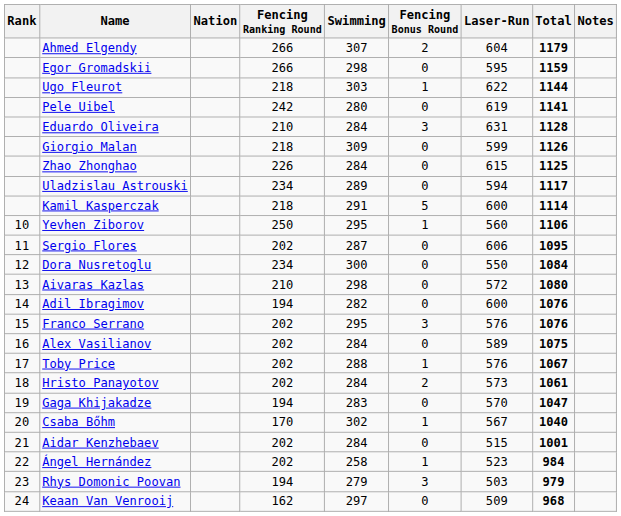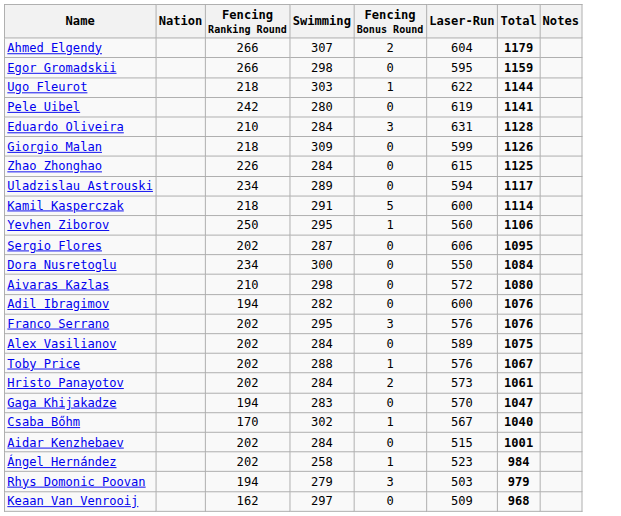- column: (22, 21)
